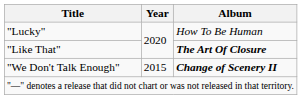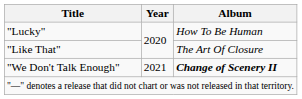(221, 49) bold -> (220, 49) normal
(155, 67) 2015 -> (155, 67) 2021
